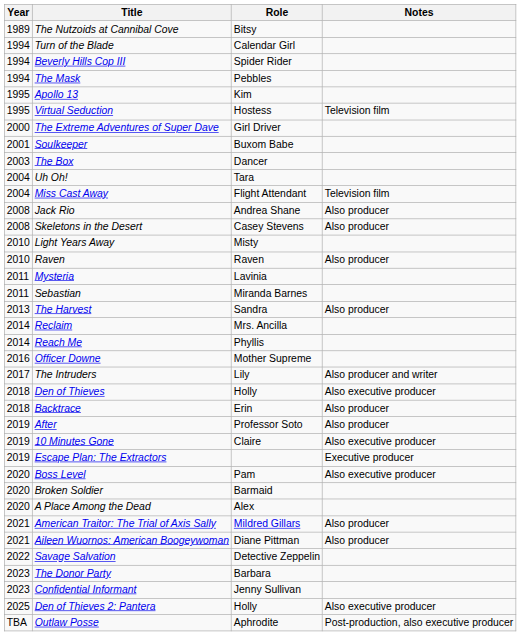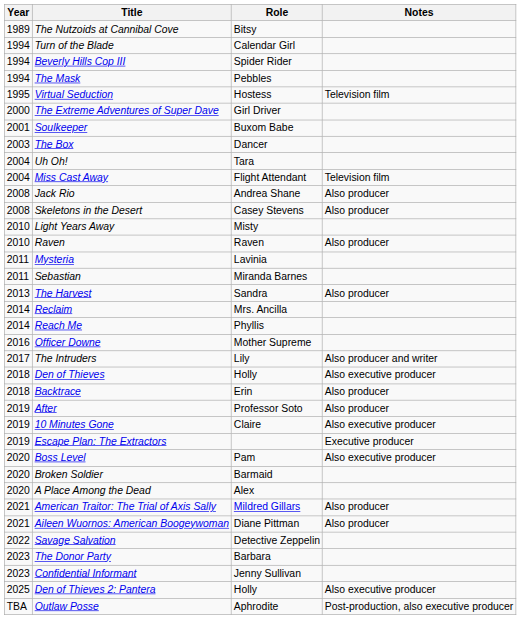- row: (56, 95)
